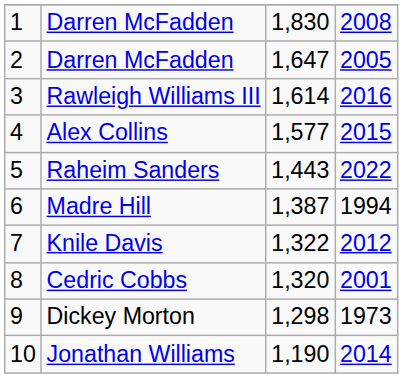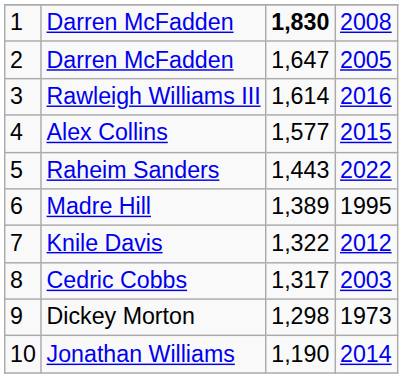(300, 22) normal -> (300, 22) bold
(300, 206) 1,387 -> (300, 206) 1,389
(366, 206) 1994 -> (366, 206) 1995
(300, 280) 1,320 -> (300, 280) 1,317
(366, 280) 2001 -> (366, 280) 2003
